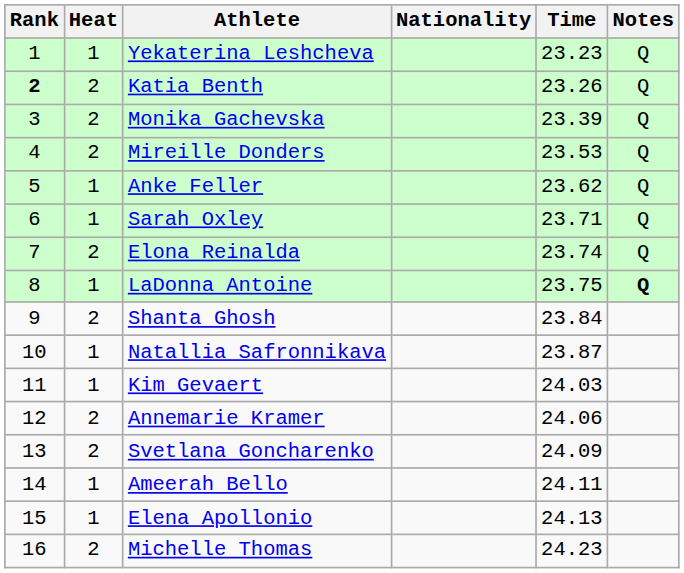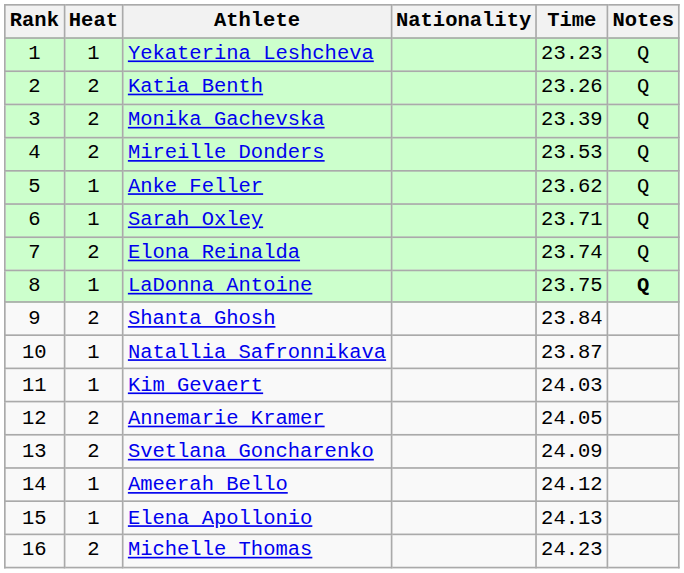(34, 88) bold -> (34, 88) normal
(572, 419) 24.06 -> (572, 419) 24.05
(572, 485) 24.11 -> (572, 485) 24.12
